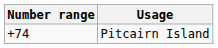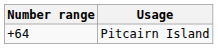(18, 34) +74 -> (18, 34) +64
